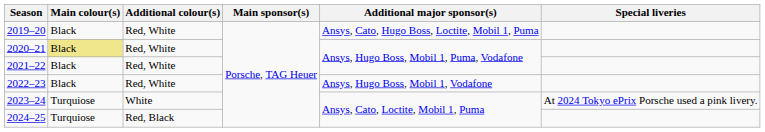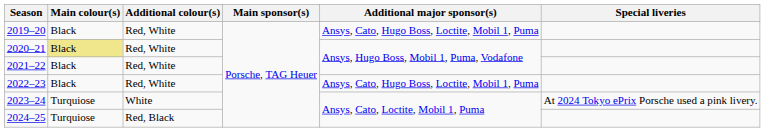(407, 83) Ansys, Hugo Boss, Mobil 1, Vodafone -> (430, 83) Ansys, Cato, Hugo Boss, Loctite, Mobil 1, Puma
